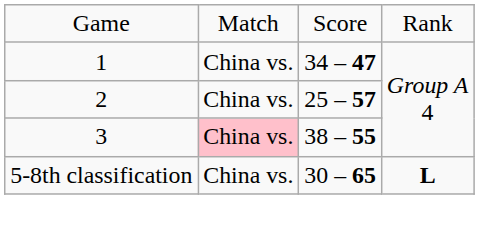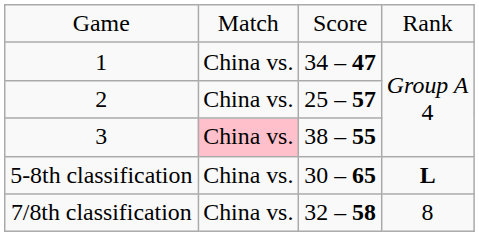+ row: (101, 212)
